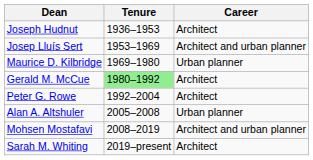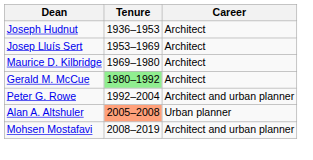(241, 46) Architect and urban planner -> (185, 46) Architect
(210, 63) Urban planner -> (185, 63) Architect
(197, 96) Architect -> (229, 96) Architect and urban planner
(133, 113) no background -> (133, 113) lightsalmon background
- row: (47, 146)
